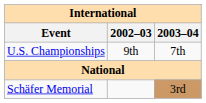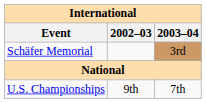rows swapped: (50, 88) <-> (56, 51)
